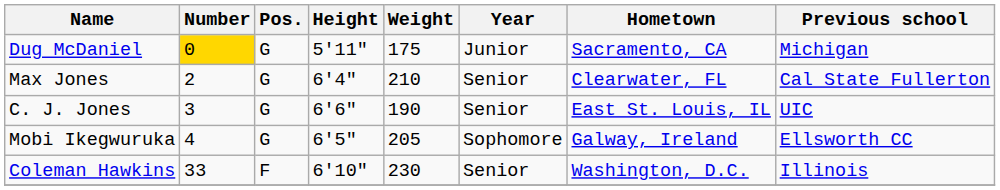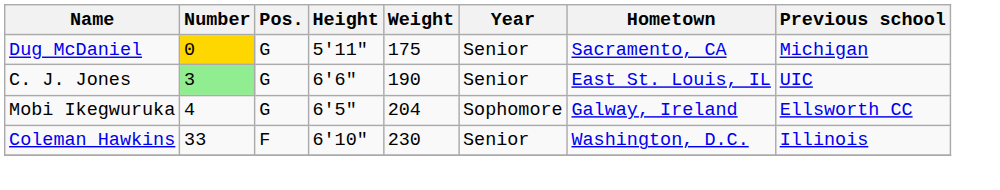(496, 50) Junior -> (496, 50) Senior
- row: (59, 80)
(190, 110) no background -> (190, 80) lightgreen background
(404, 140) 205 -> (404, 110) 204
